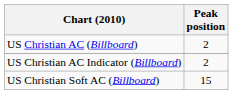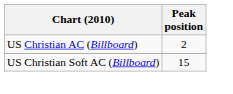- row: (94, 62)
